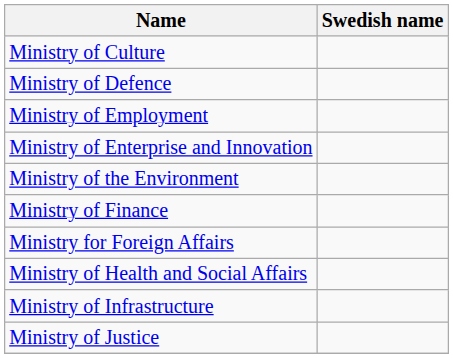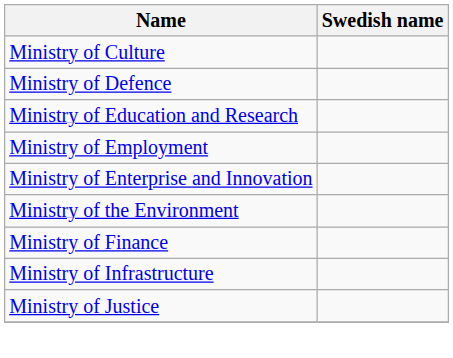+ row: (154, 115)
- row: (122, 242)
- row: (158, 274)
